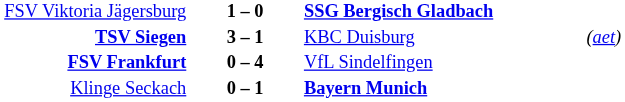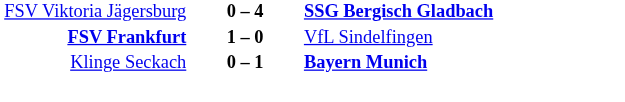(245, 11) 1 – 0 -> (245, 11) 0 – 4
- row: (141, 36)
(245, 62) 0 – 4 -> (245, 36) 1 – 0
